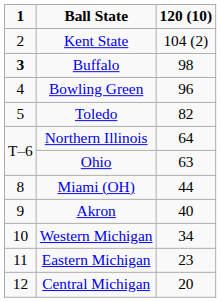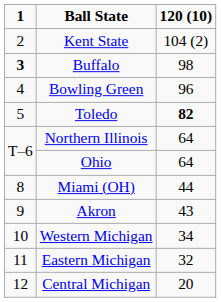(186, 114) normal -> (186, 114) bold
(186, 162) 63 -> (186, 162) 64
(186, 211) 40 -> (186, 211) 43
(186, 260) 23 -> (186, 260) 32
